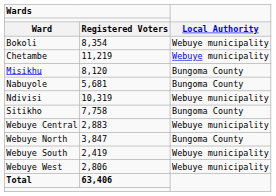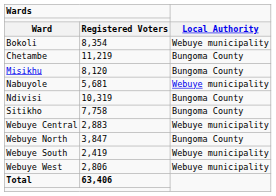(220, 57) Webuye municipality -> (208, 57) Bungoma County
(208, 84) Bungoma County -> (220, 84) Webuye municipality
(220, 98) Webuye municipality -> (208, 98) Bungoma County
